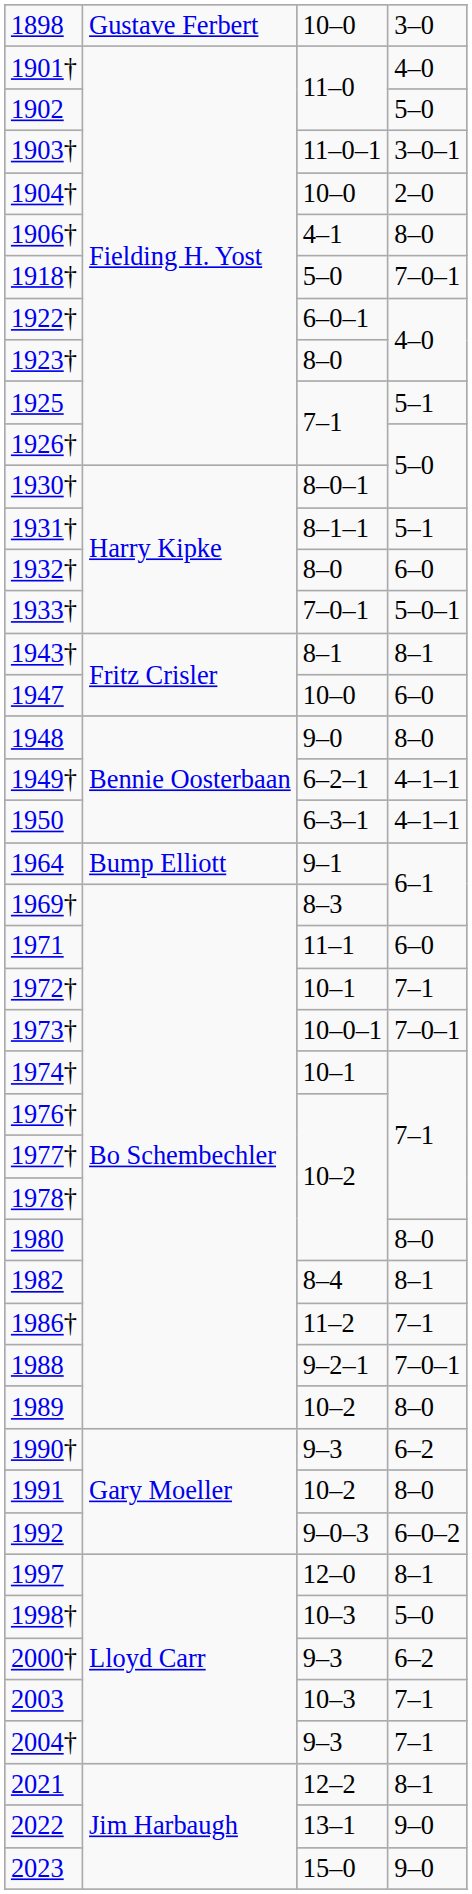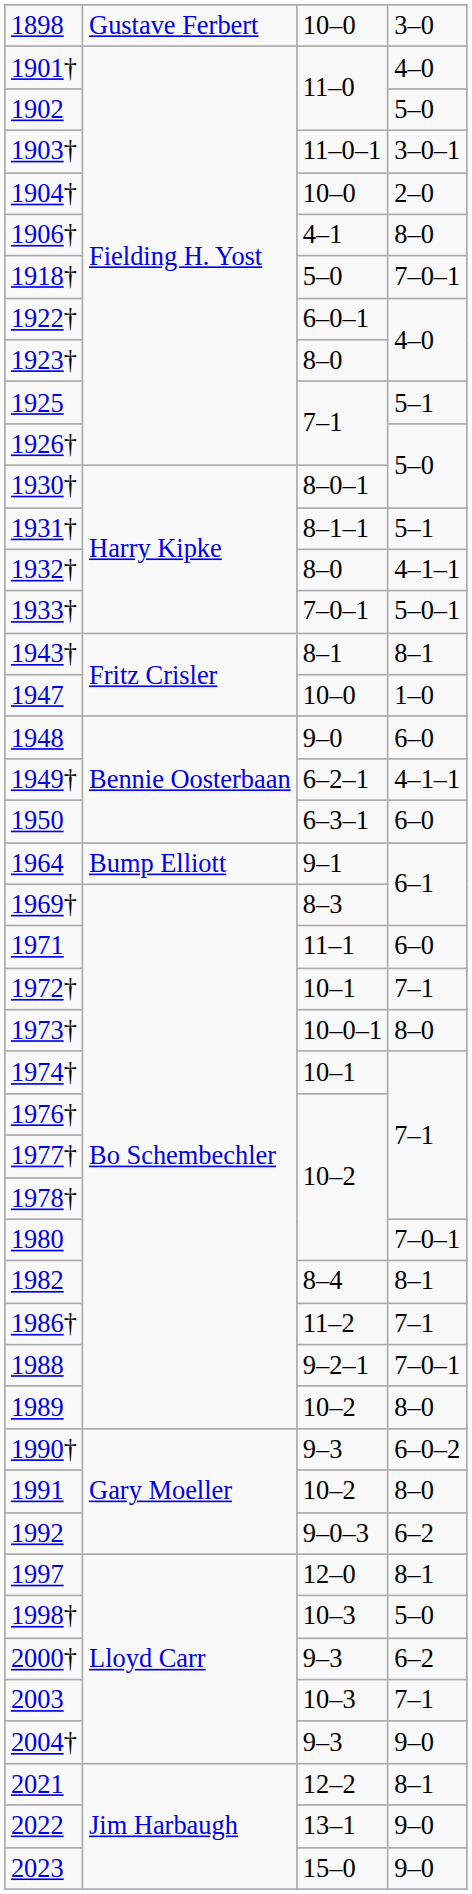(414, 569) 6–0 -> (427, 569) 4–1–1
(414, 695) 6–0 -> (414, 695) 1–0
(414, 737) 8–0 -> (414, 737) 6–0
(427, 820) 4–1–1 -> (414, 820) 6–0
(427, 1030) 7–0–1 -> (414, 1030) 8–0
(414, 1239) 8–0 -> (427, 1239) 7–0–1
(414, 1448) 6–2 -> (427, 1448) 6–0–2
(427, 1532) 6–0–2 -> (414, 1532) 6–2
(414, 1742) 7–1 -> (414, 1742) 9–0
